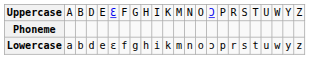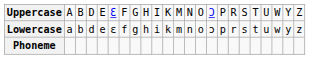rows swapped: (34, 46) <-> (34, 29)
